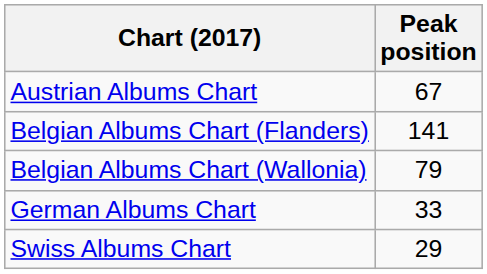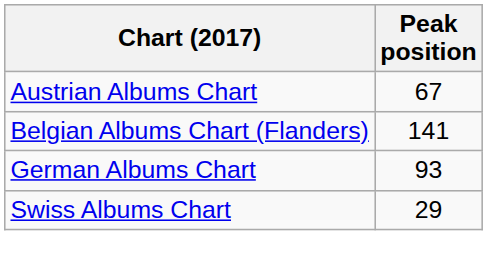- row: (189, 170)
(429, 209) 33 -> (429, 170) 93
